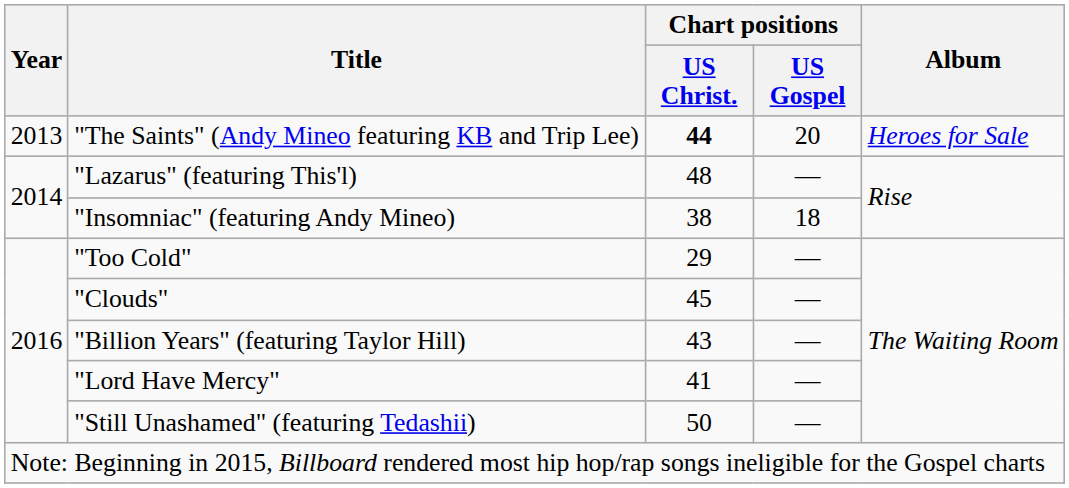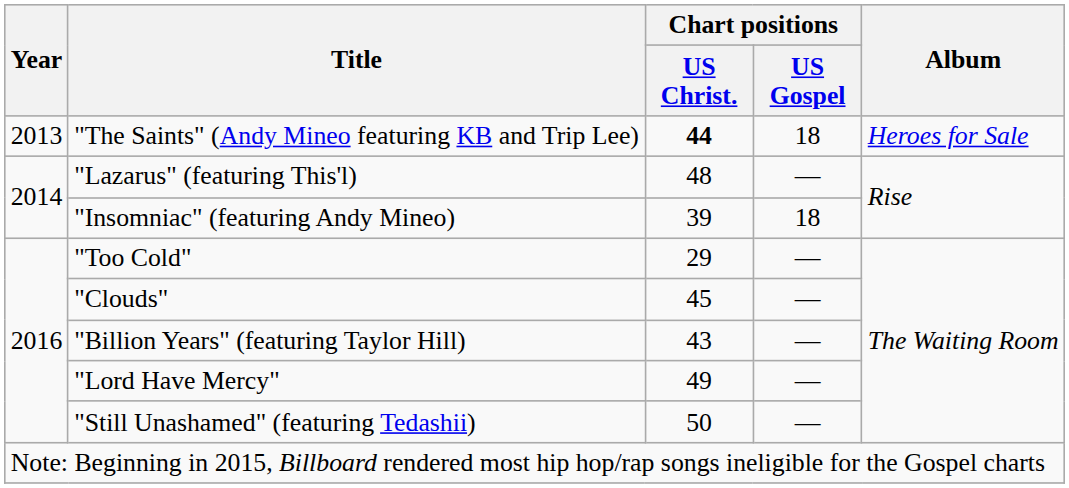(808, 135) 20 -> (808, 135) 18
(699, 217) 38 -> (699, 217) 39
(699, 380) 41 -> (699, 380) 49
